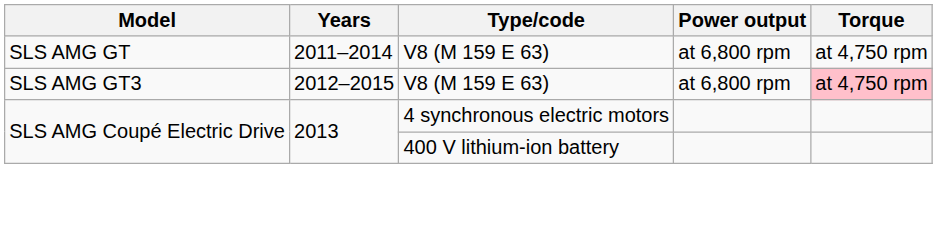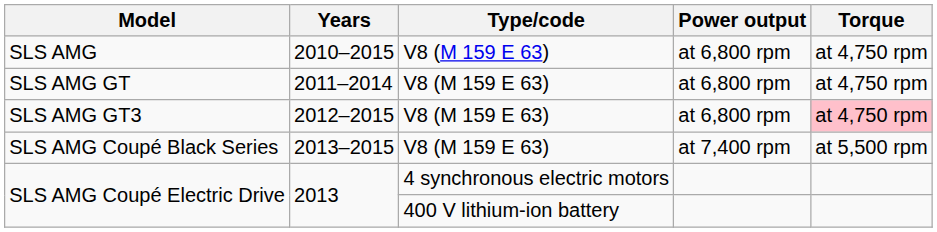+ row: (53, 52)
+ row: (144, 147)
